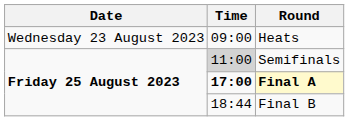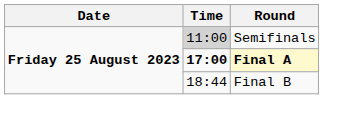- row: (279, 38)
